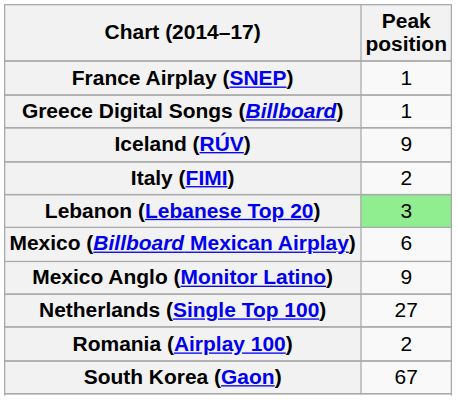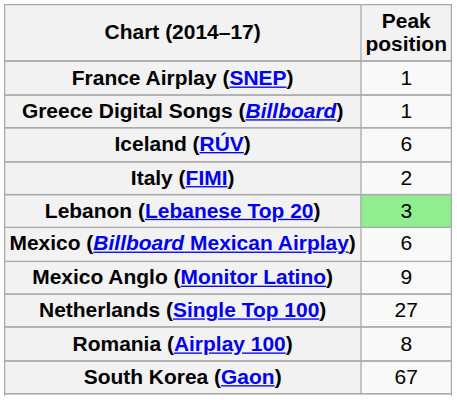(406, 144) 9 -> (406, 144) 6
(406, 343) 2 -> (406, 343) 8
